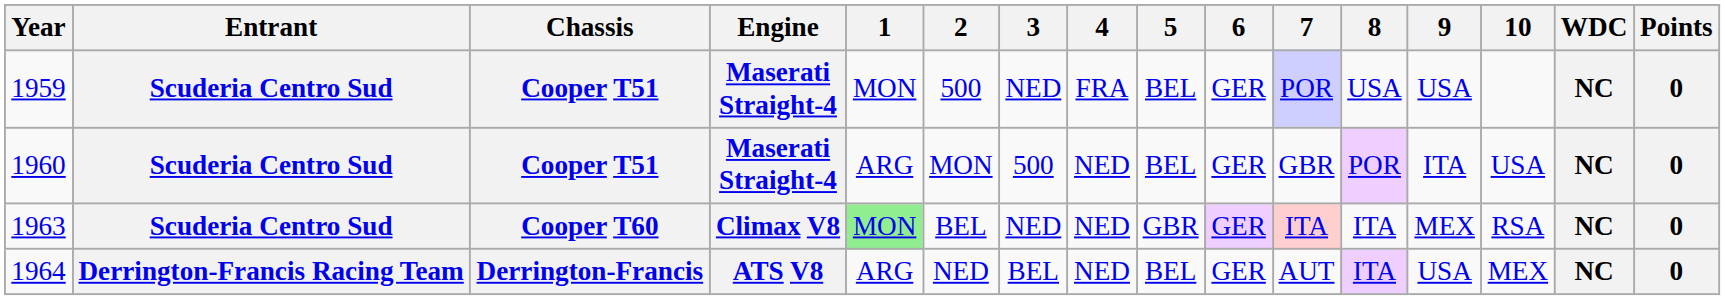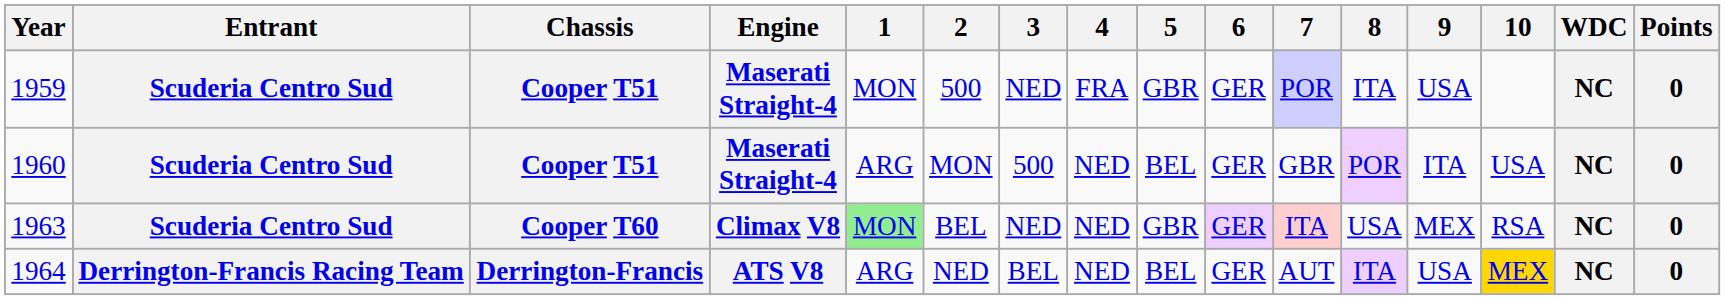(1171, 88) BEL -> (1171, 88) GBR
(1374, 88) USA -> (1374, 88) ITA
(1374, 226) ITA -> (1374, 226) USA
(1518, 271) no background -> (1518, 271) gold background
